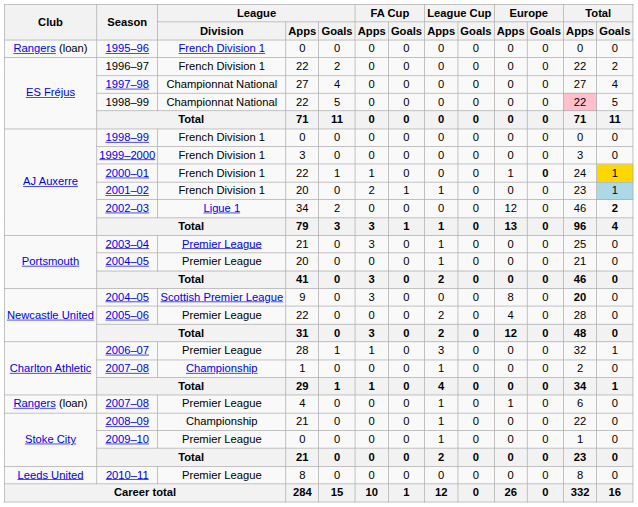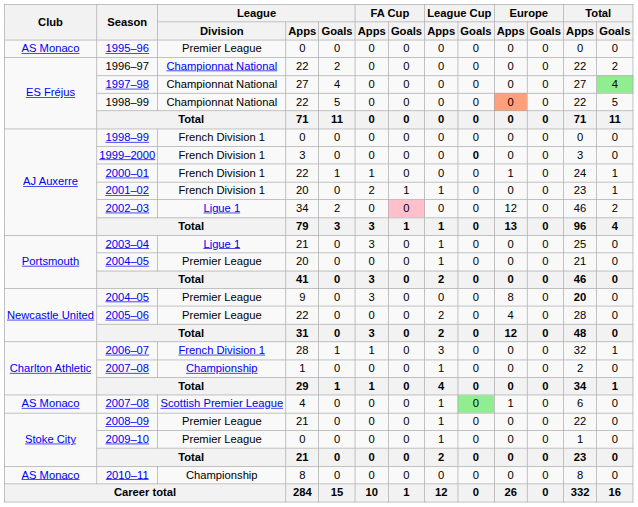(51, 48) Rangers (loan) -> (51, 48) AS Monaco
(222, 48) French Division 1 -> (222, 48) Premier League
(222, 66) French Division 1 -> (222, 66) Championnat National
(615, 84) no background -> (615, 84) lightgreen background
(511, 102) no background -> (511, 102) lightsalmon background
(580, 102) pink background -> (580, 102) no background
(476, 155) normal -> (476, 155) bold
(545, 173) bold -> (545, 173) normal
(615, 173) gold background -> (615, 173) no background
(615, 191) lightblue background -> (615, 191) no background
(406, 208) no background -> (406, 208) pink background
(615, 208) bold -> (615, 208) normal
(222, 244) Premier League -> (222, 244) Ligue 1
(222, 297) Scottish Premier League -> (222, 297) Premier League
(222, 350) Premier League -> (222, 350) French Division 1
(51, 404) Rangers (loan) -> (51, 404) AS Monaco
(222, 404) Premier League -> (222, 404) Scottish Premier League
(476, 404) no background -> (476, 404) lightgreen background
(222, 421) Championship -> (222, 421) Premier League
(51, 475) Leeds United -> (51, 475) AS Monaco
(222, 475) Premier League -> (222, 475) Championship
